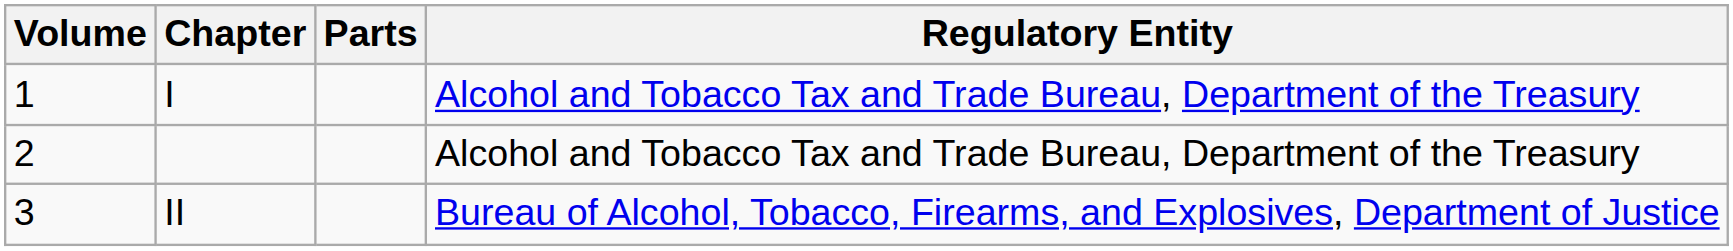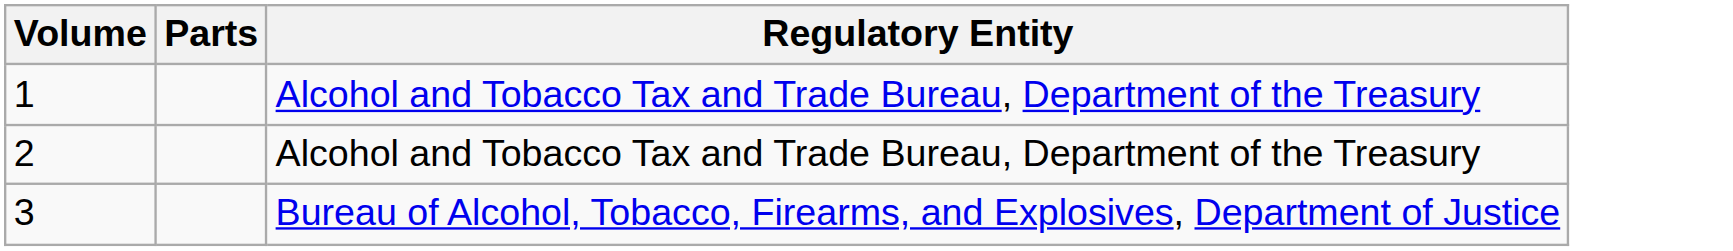- column: (235, 34)
